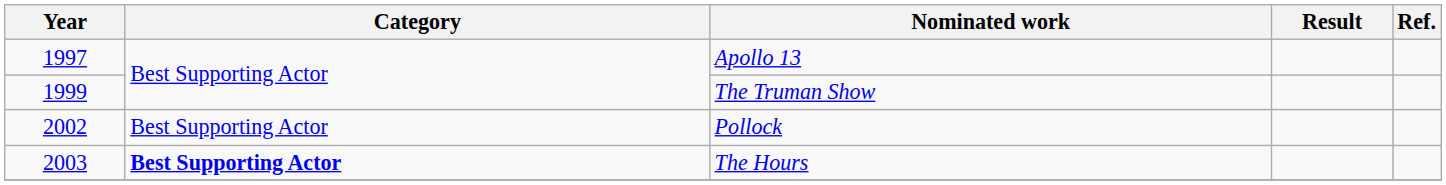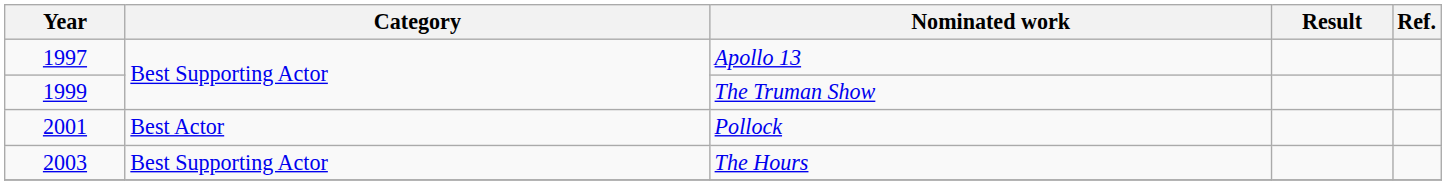(65, 127) 2002 -> (65, 127) 2001
(229, 127) Best Supporting Actor -> (177, 127) Best Actor
(236, 162) bold -> (229, 162) normal
